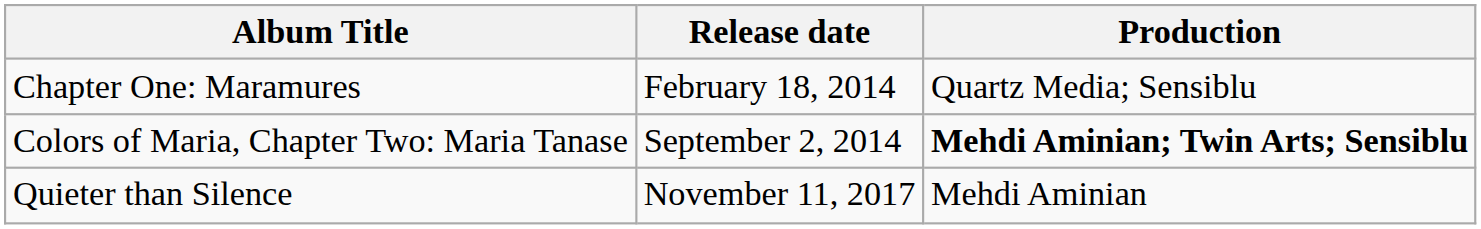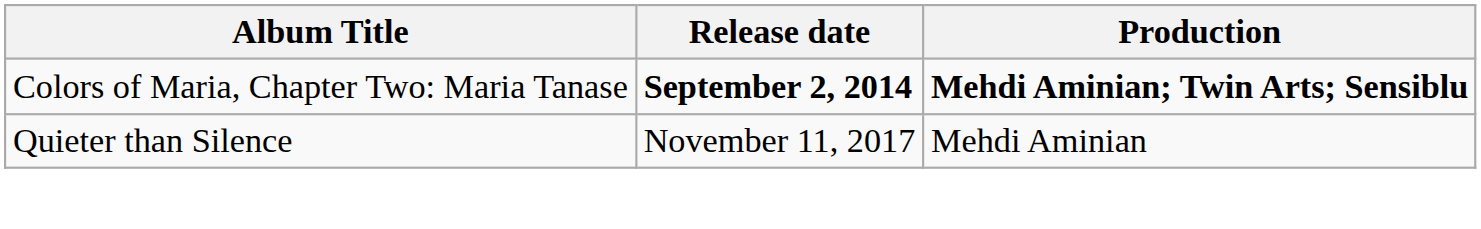- row: (187, 85)
(772, 140) normal -> (778, 85) bold
